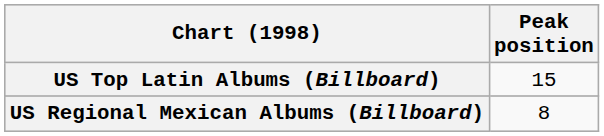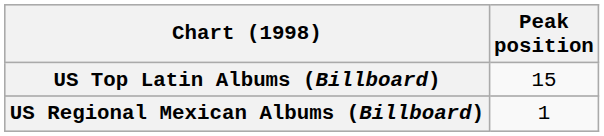(544, 114) 8 -> (544, 114) 1
